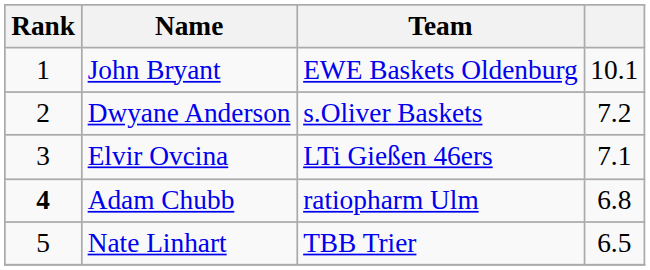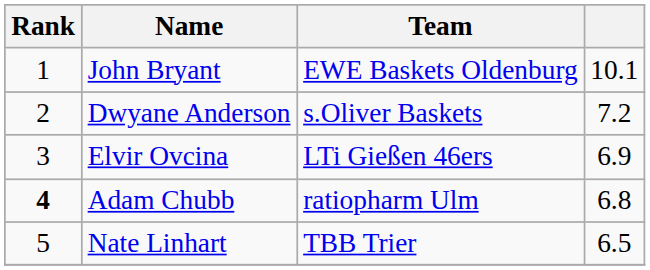(614, 156) 7.1 -> (614, 156) 6.9
